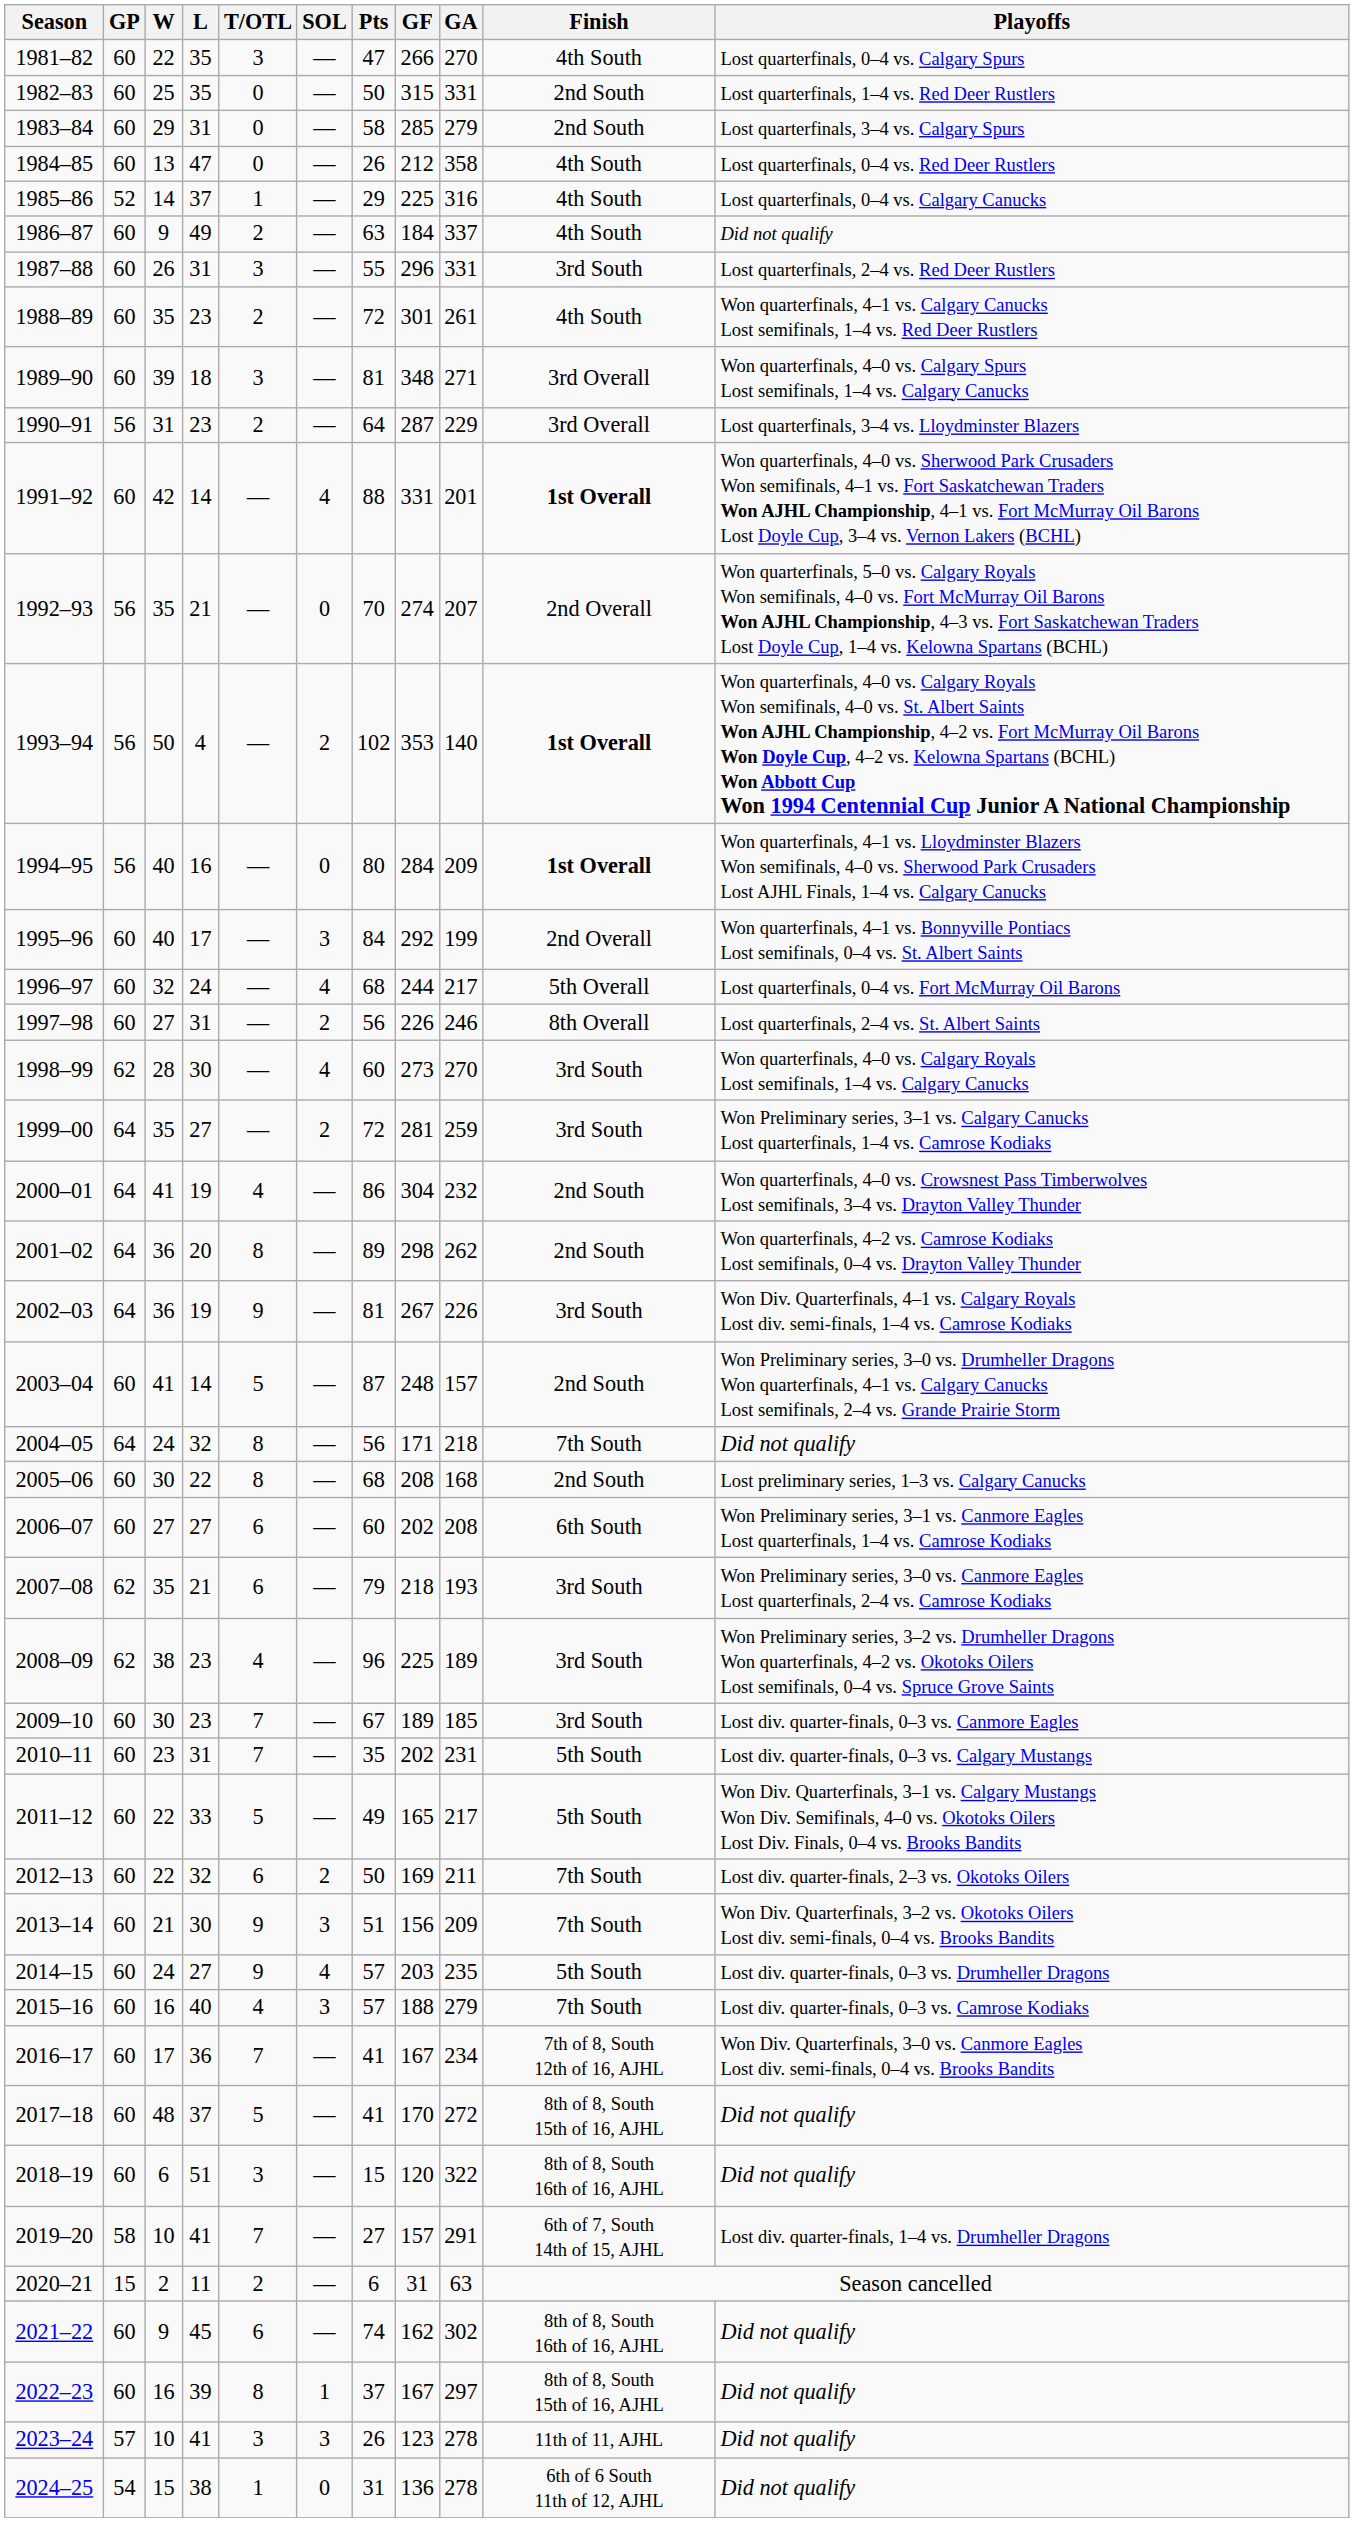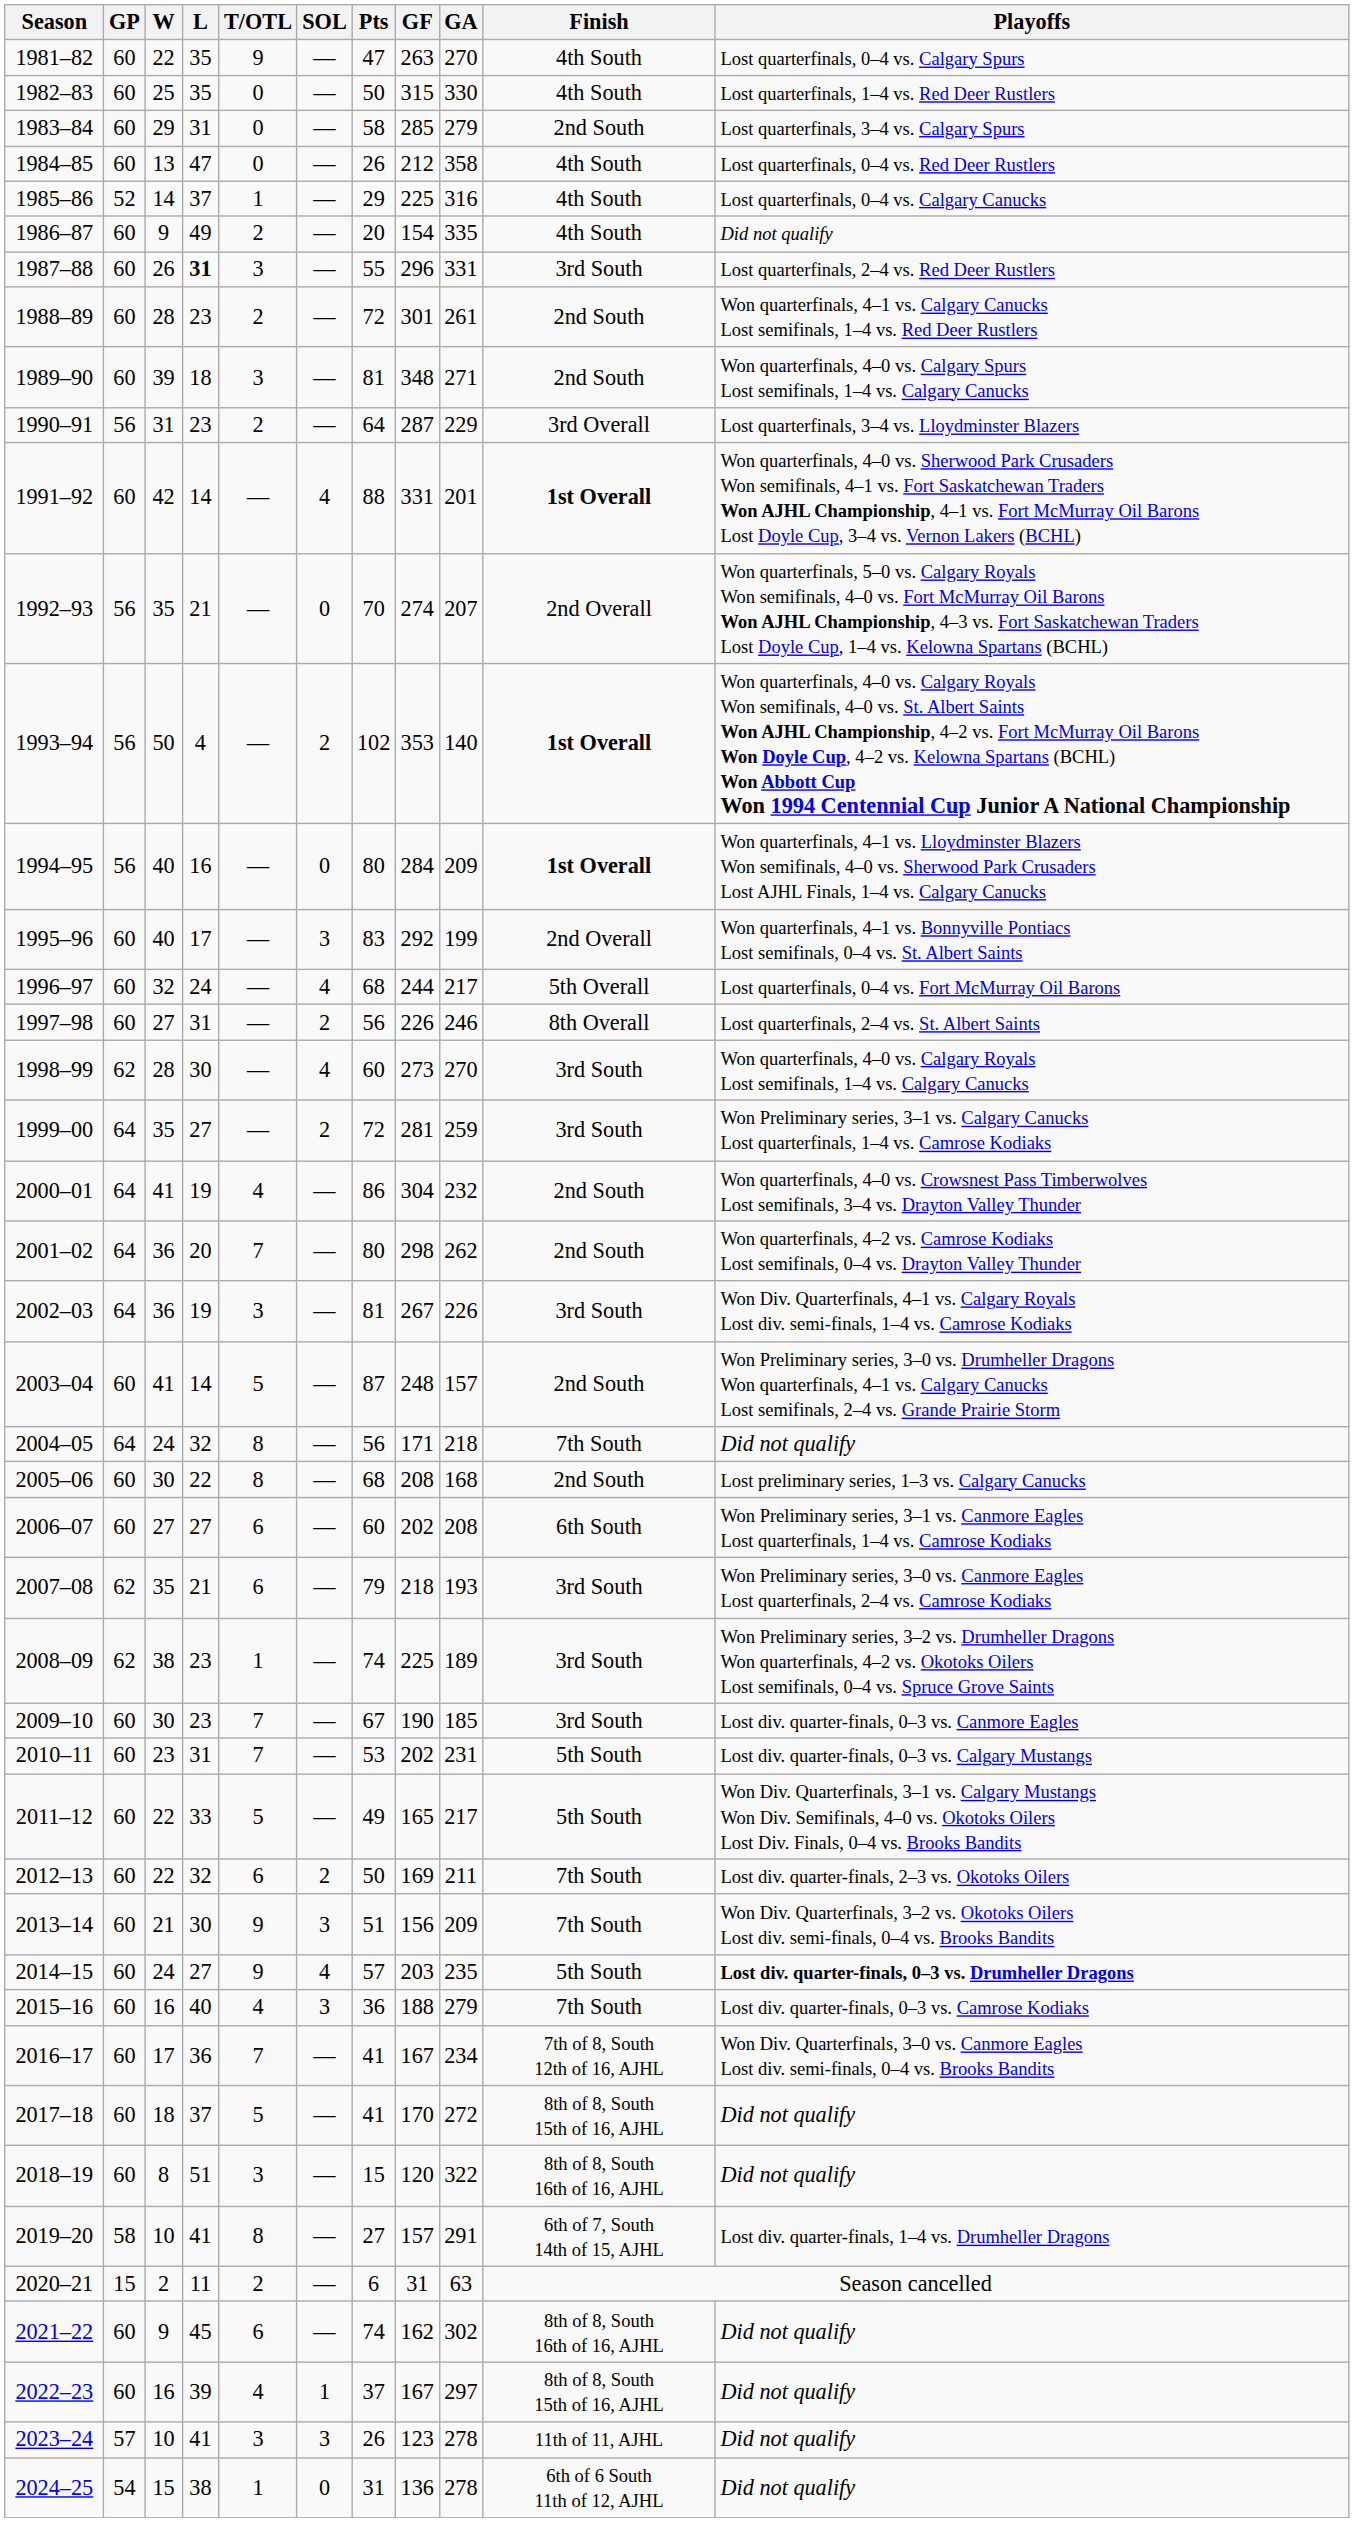(258, 57) 3 -> (258, 57) 9
(417, 57) 266 -> (417, 57) 263
(461, 92) 331 -> (461, 92) 330
(599, 92) 2nd South -> (599, 92) 4th South
(374, 233) 63 -> (374, 233) 20
(417, 233) 184 -> (417, 233) 154
(461, 233) 337 -> (461, 233) 335
(200, 269) normal -> (200, 269) bold
(164, 316) 35 -> (164, 316) 28
(599, 316) 4th South -> (599, 316) 2nd South
(599, 377) 3rd Overall -> (599, 377) 2nd South
(374, 939) 84 -> (374, 939) 83
(258, 1250) 8 -> (258, 1250) 7
(374, 1250) 89 -> (374, 1250) 80
(258, 1311) 9 -> (258, 1311) 3
(258, 1660) 4 -> (258, 1660) 1
(374, 1660) 96 -> (374, 1660) 74
(417, 1720) 189 -> (417, 1720) 190
(374, 1755) 35 -> (374, 1755) 53
(915, 1973) normal -> (927, 1971) bold
(374, 2007) 57 -> (374, 2007) 36
(164, 2115) 48 -> (164, 2115) 18
(164, 2175) 6 -> (164, 2175) 8
(258, 2235) 7 -> (258, 2235) 8
(258, 2391) 8 -> (258, 2391) 4
